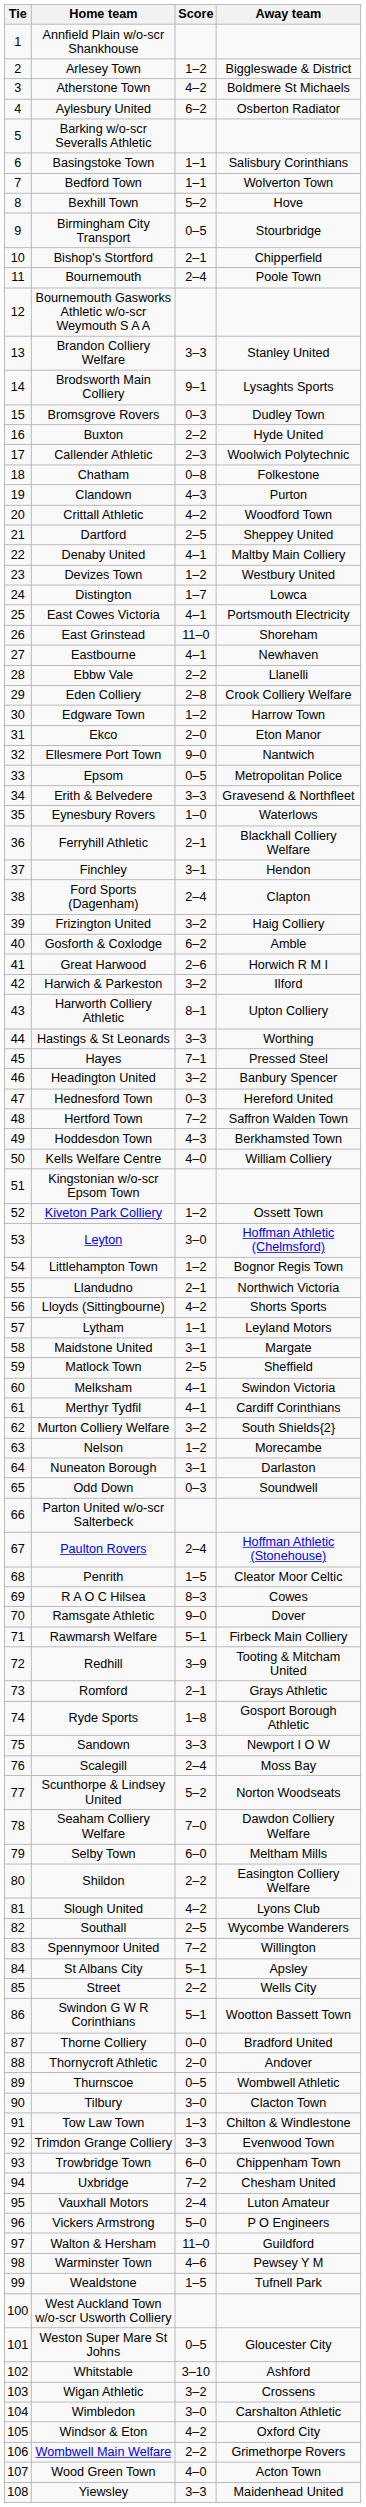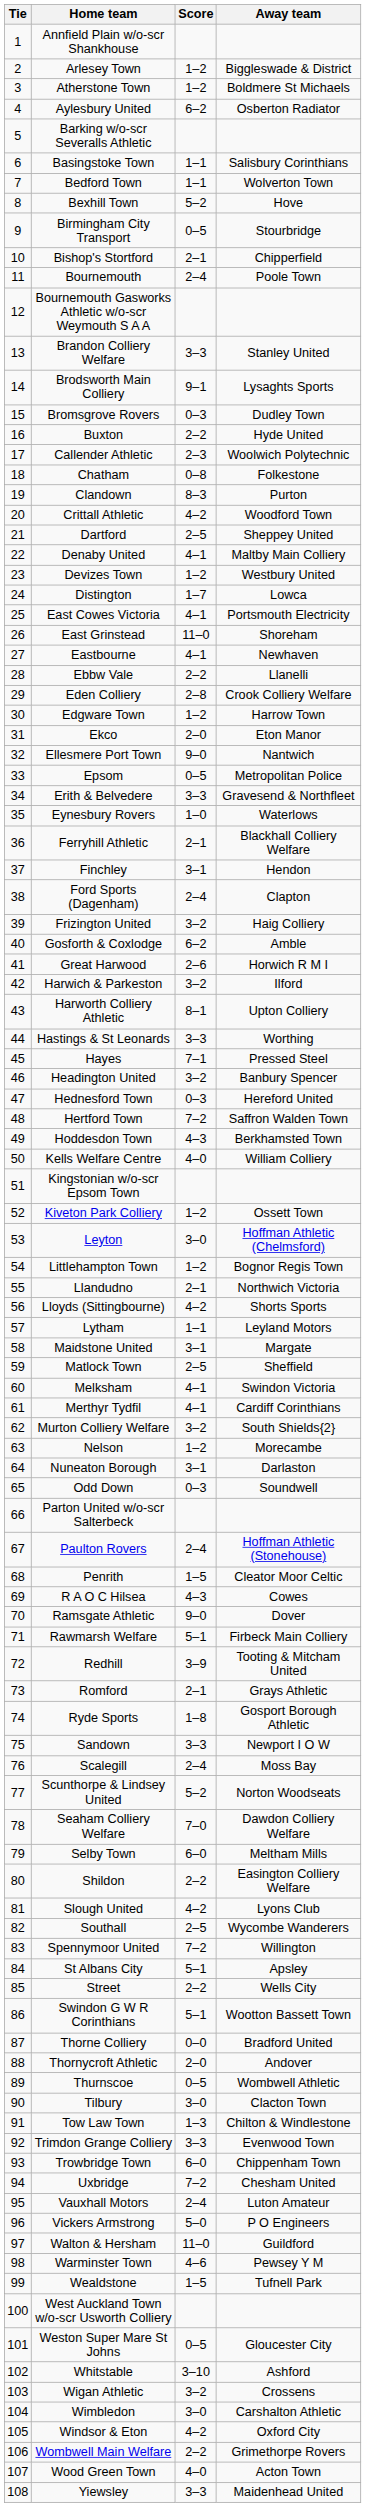(196, 88) 4–2 -> (196, 88) 1–2
(196, 494) 4–3 -> (196, 494) 8–3
(196, 1596) 8–3 -> (196, 1596) 4–3
